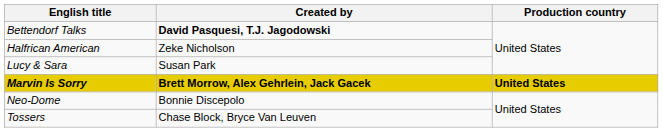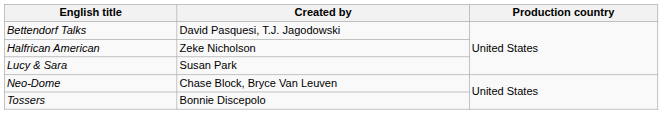(244, 30) bold -> (260, 30) normal
- row: (47, 83)
(201, 100) Bonnie Discepolo -> (258, 83) Chase Block, Bryce Van Leuven
(237, 118) Chase Block, Bryce Van Leuven -> (223, 100) Bonnie Discepolo
